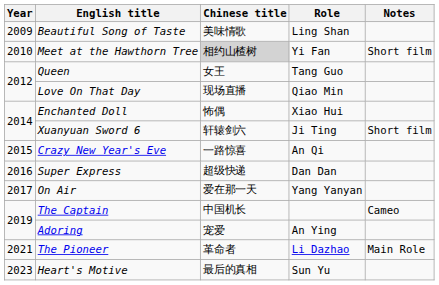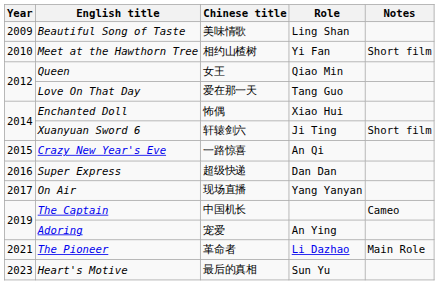(230, 51) lightgrey background -> (230, 51) no background
(317, 71) Tang Guo -> (317, 71) Qiao Min
(225, 91) 现场直播 -> (230, 91) 爱在那一天
(317, 91) Qiao Min -> (317, 91) Tang Guo
(230, 190) 爱在那一天 -> (225, 190) 现场直播
